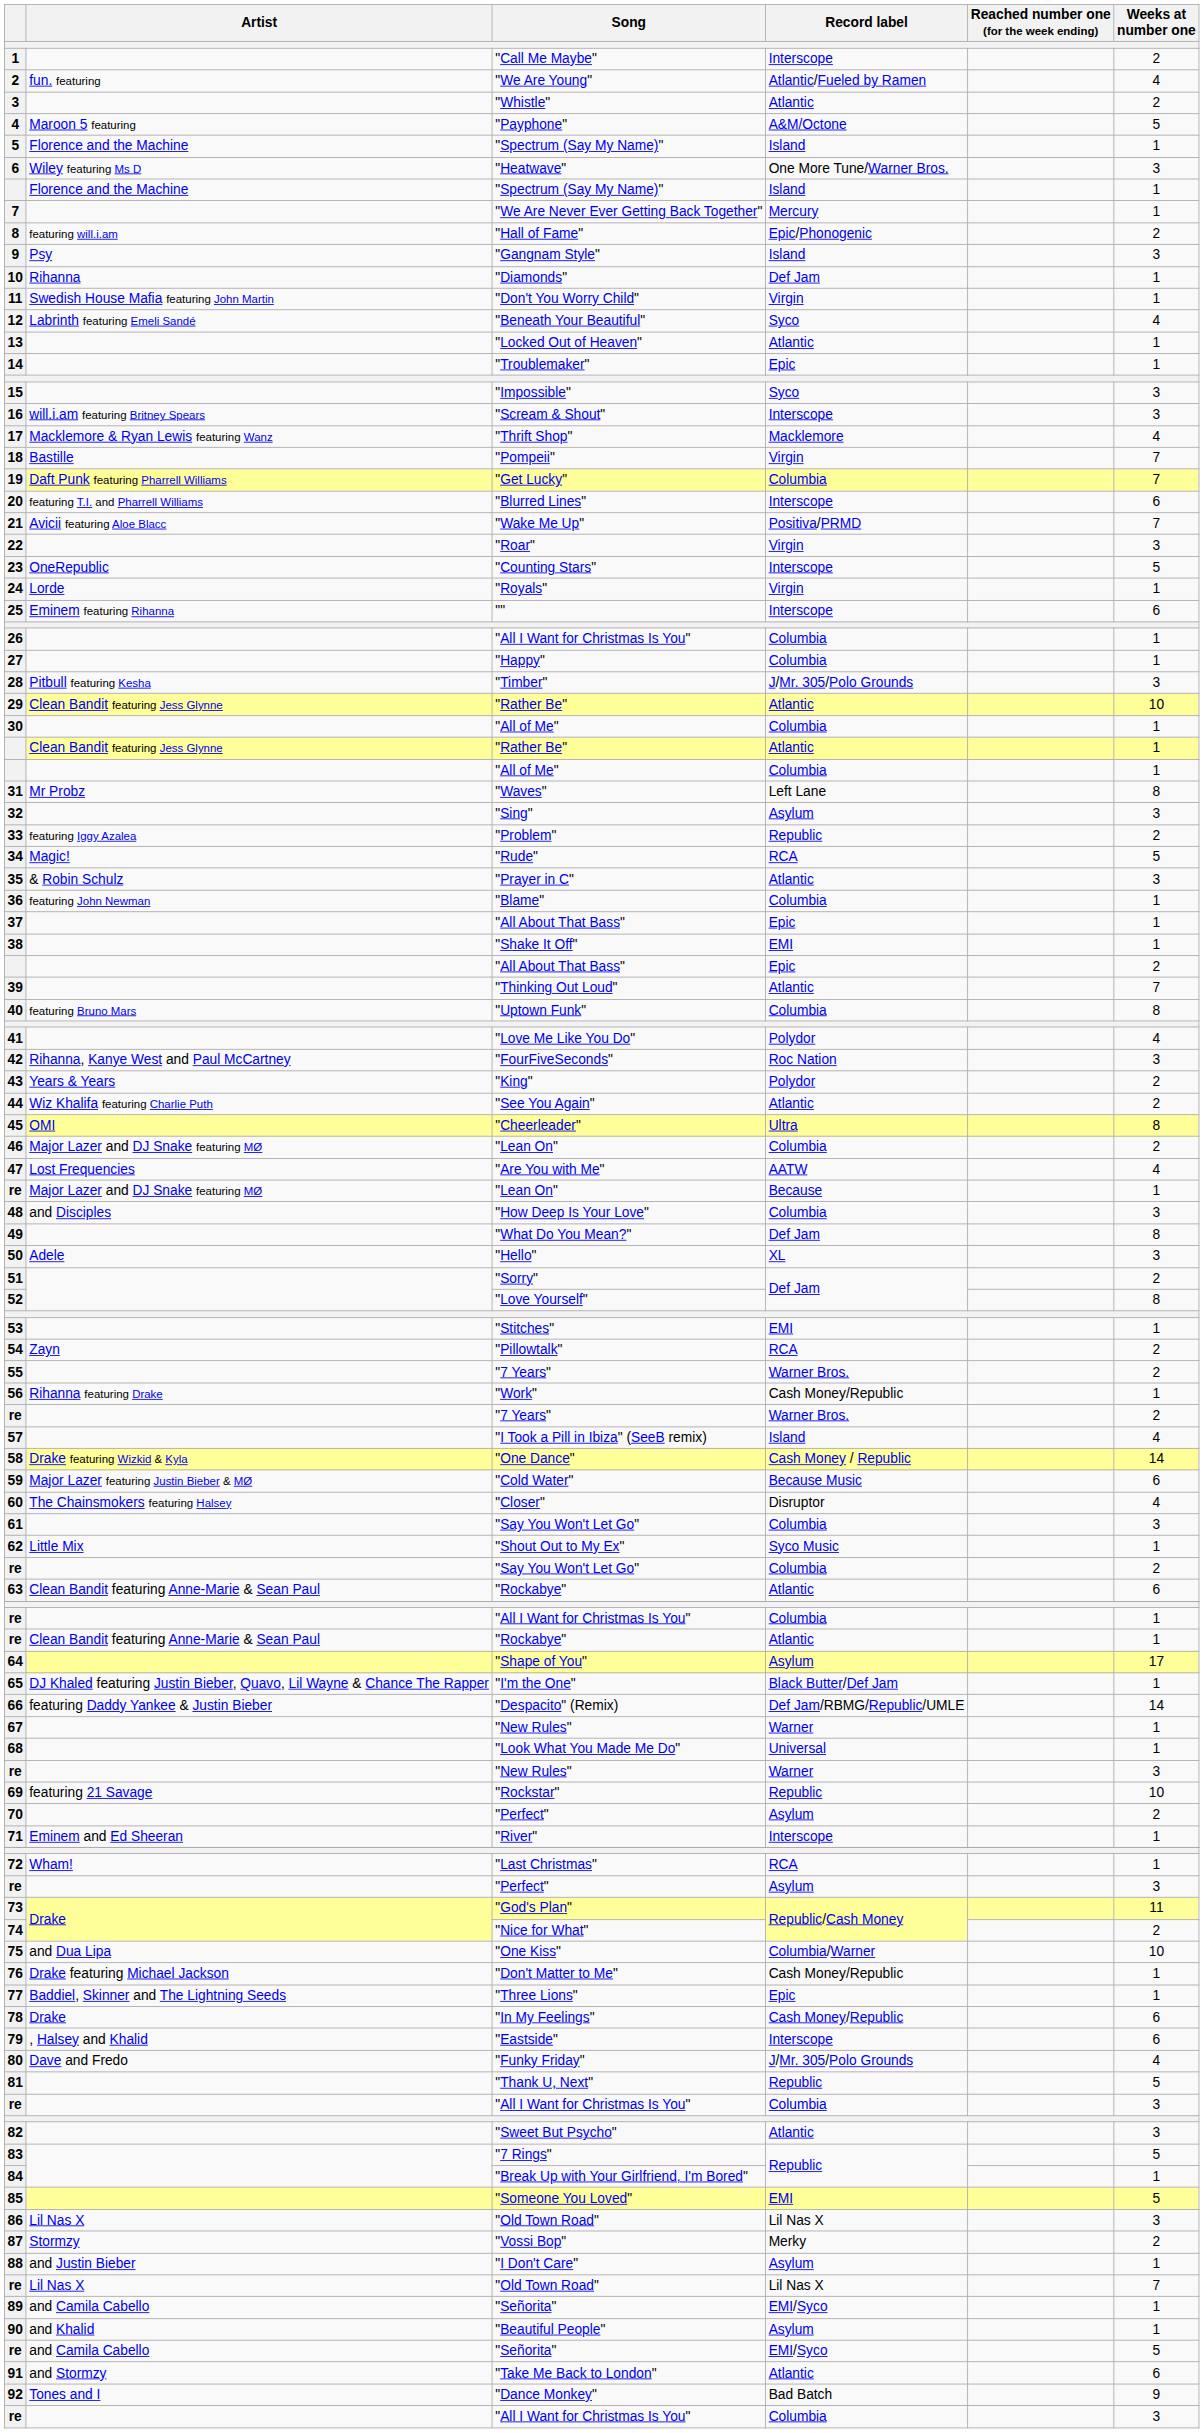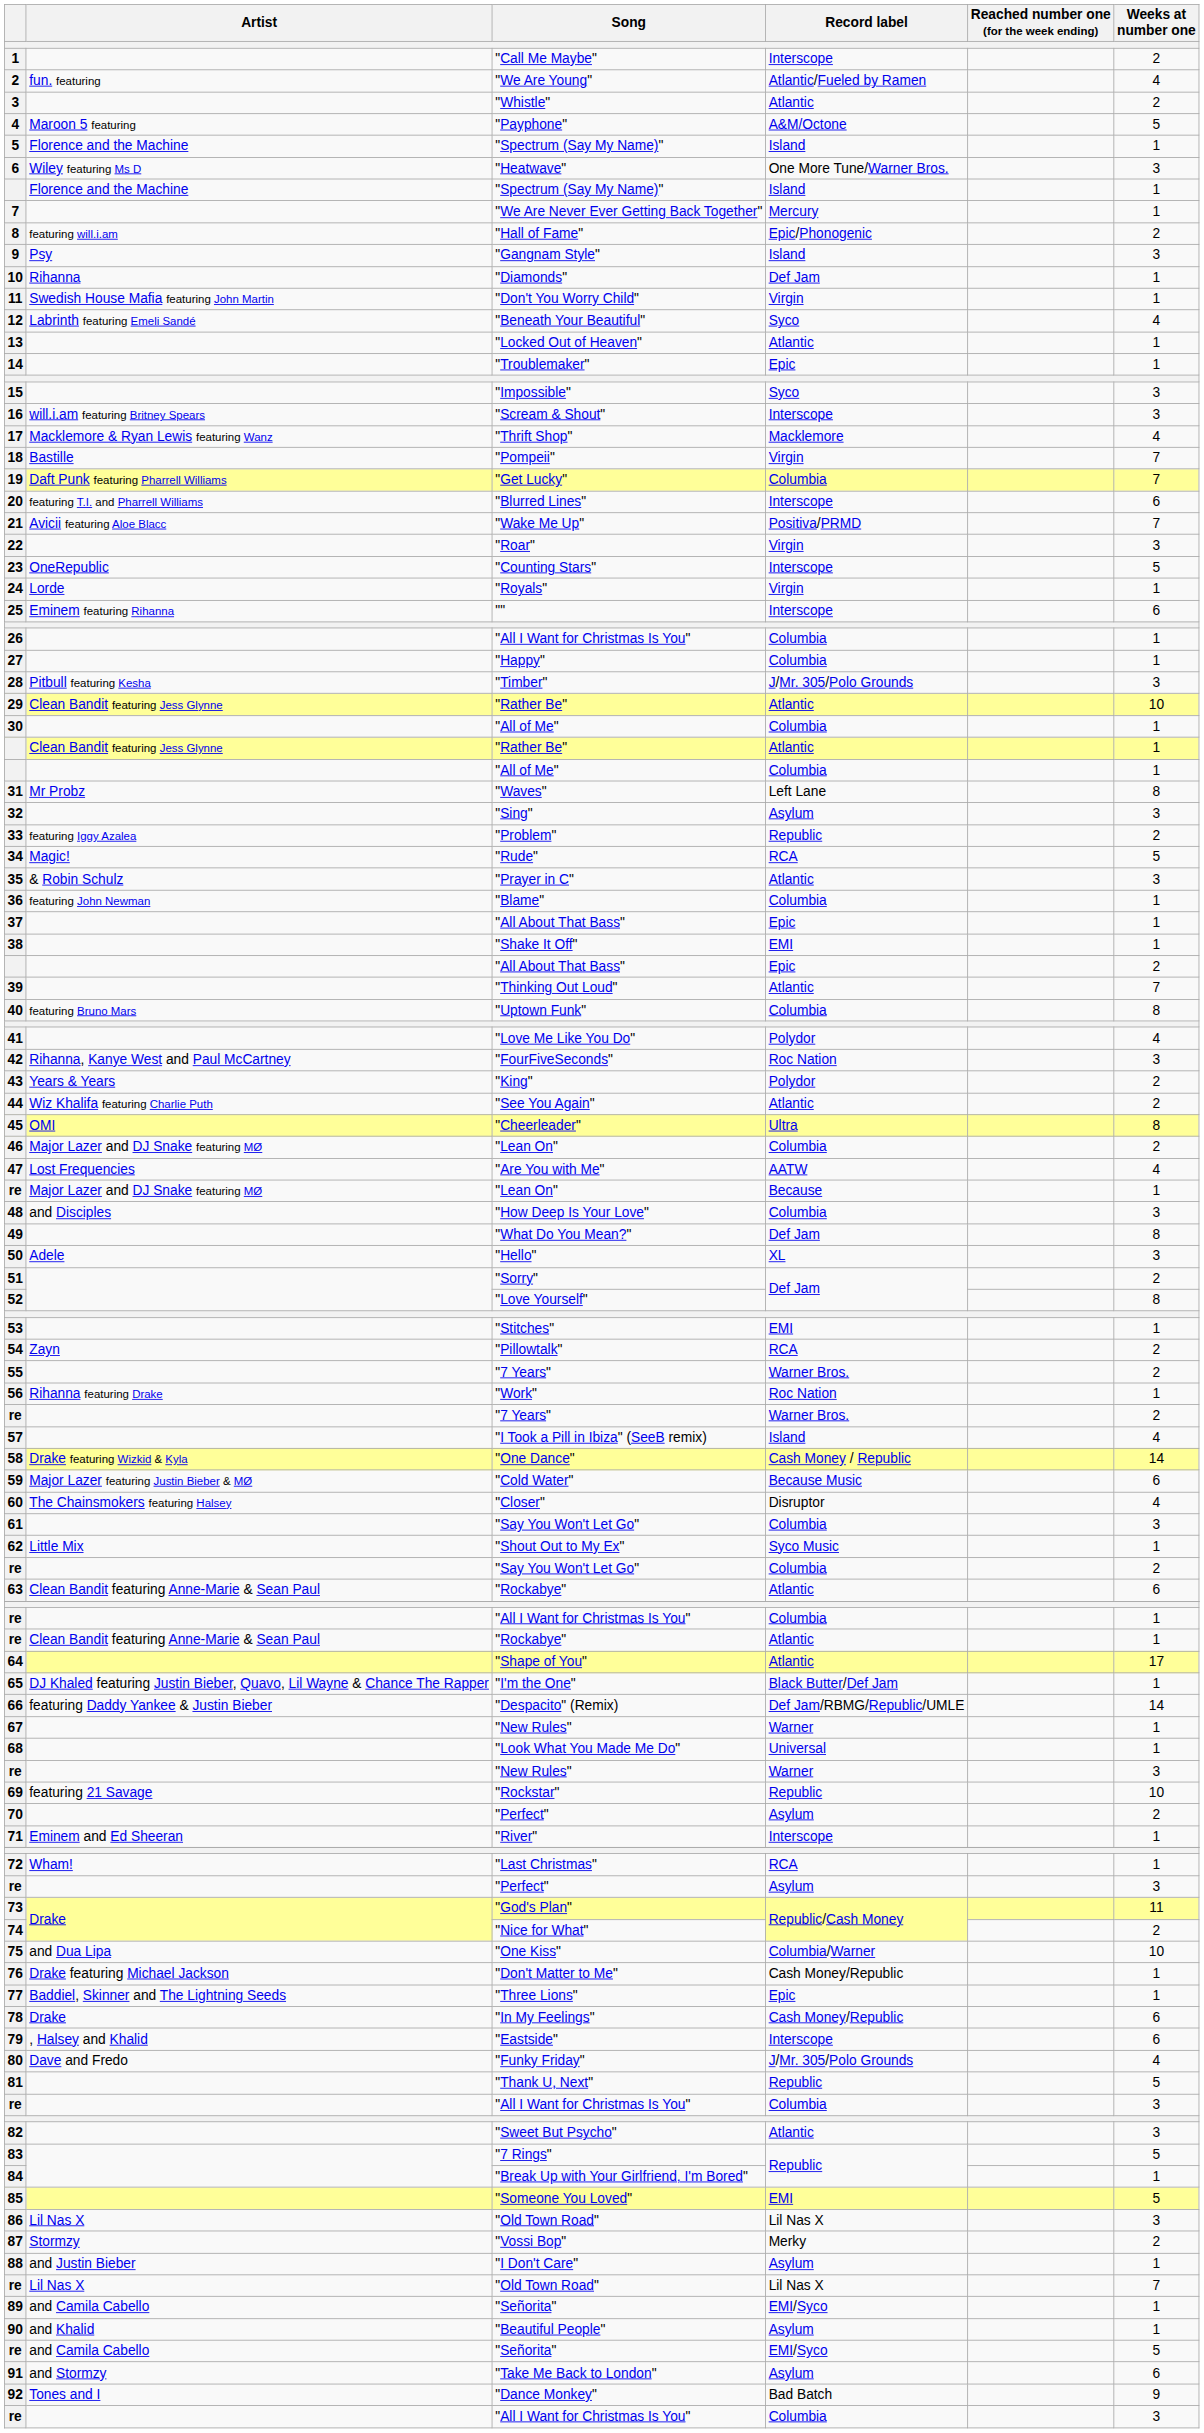(836, 1393) Cash Money/Republic -> (803, 1393) Roc Nation
(791, 1661) Asylum -> (791, 1661) Atlantic
(791, 2372) Atlantic -> (791, 2372) Asylum
